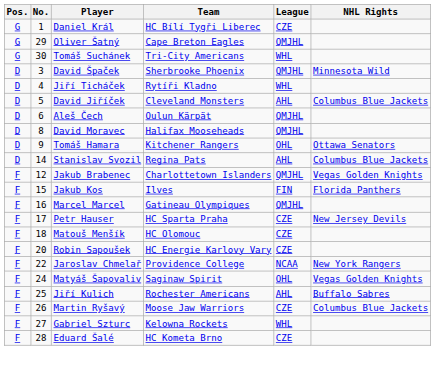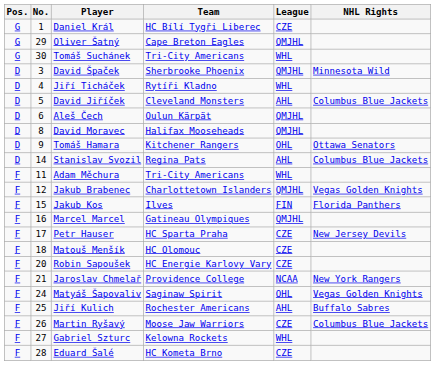+ row: (86, 175)
(41, 264) 22 -> (41, 279) 21
